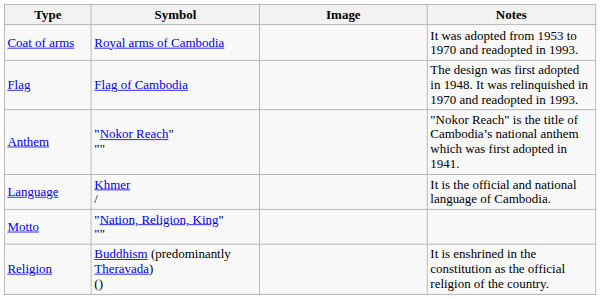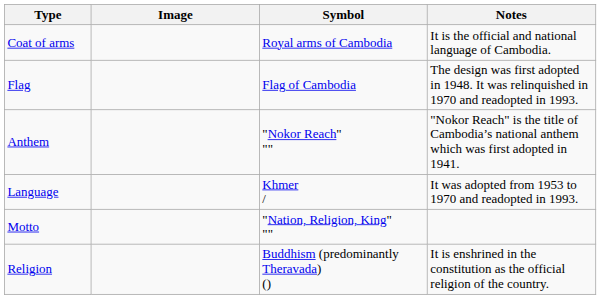columns swapped: (175, 14) <-> (343, 14)
(504, 42) It was adopted from 1953 to 1970 and readopted in 1993. -> (503, 42) It is the official and national language of Cambodia.
(503, 191) It is the official and national language of Cambodia. -> (504, 191) It was adopted from 1953 to 1970 and readopted in 1993.
